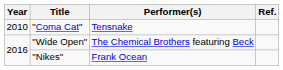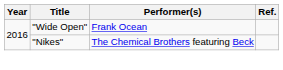- row: (57, 27)
(173, 42) The Chemical Brothers featuring Beck -> (119, 27) Frank Ocean
(119, 57) Frank Ocean -> (173, 42) The Chemical Brothers featuring Beck
